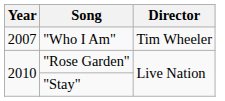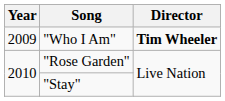(22, 38) 2007 -> (22, 38) 2009
(174, 38) normal -> (177, 38) bold
